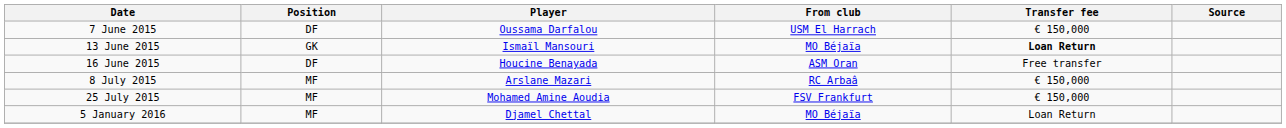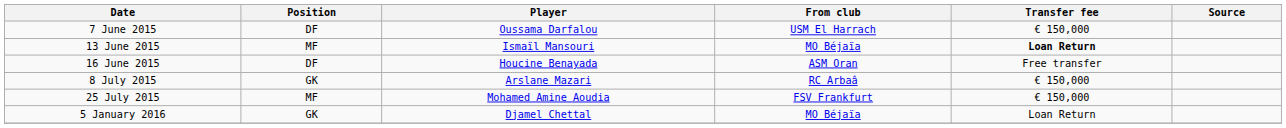(312, 47) GK -> (312, 47) MF
(312, 81) MF -> (312, 81) GK
(312, 115) MF -> (312, 115) GK
